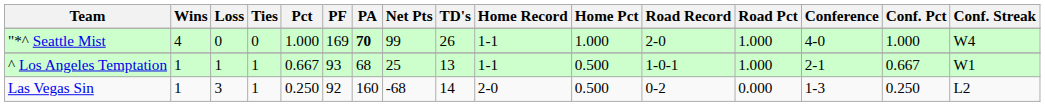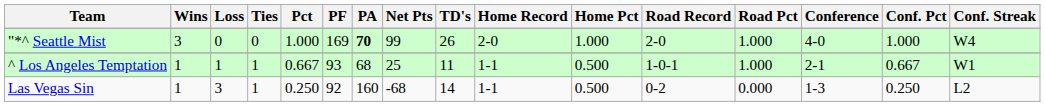(178, 40) 4 -> (178, 40) 3
(488, 40) 1-1 -> (488, 40) 2-0
(447, 64) 13 -> (447, 64) 11
(488, 88) 2-0 -> (488, 88) 1-1
